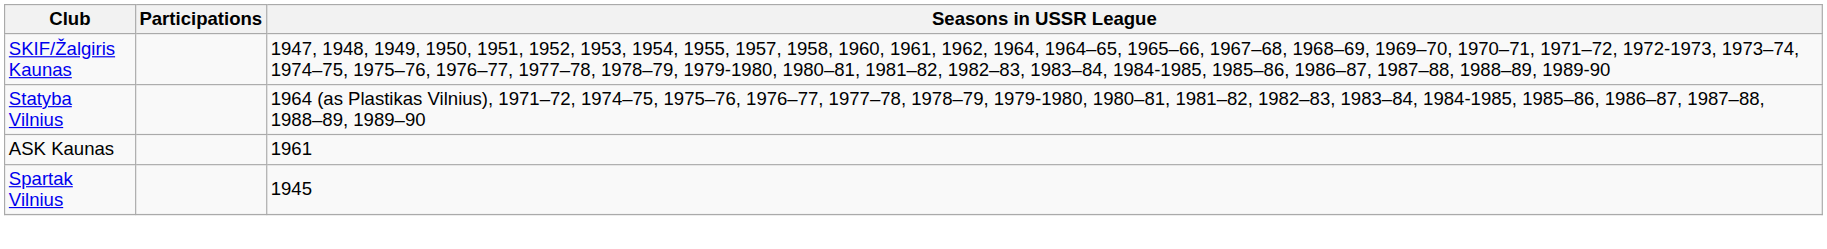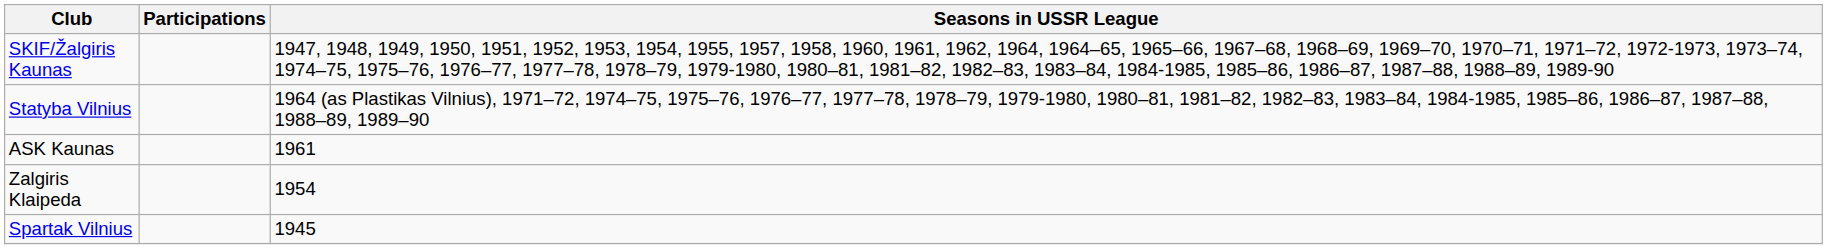+ row: (45, 189)
